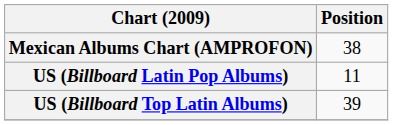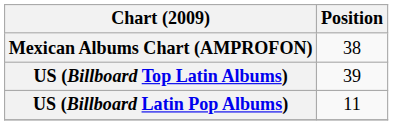rows swapped: (161, 104) <-> (161, 76)
